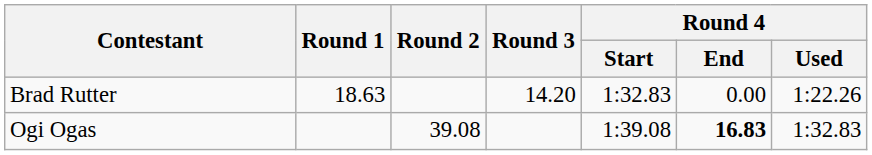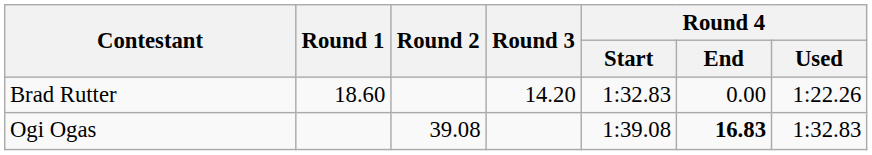(360, 94) 18.63 -> (360, 94) 18.60
